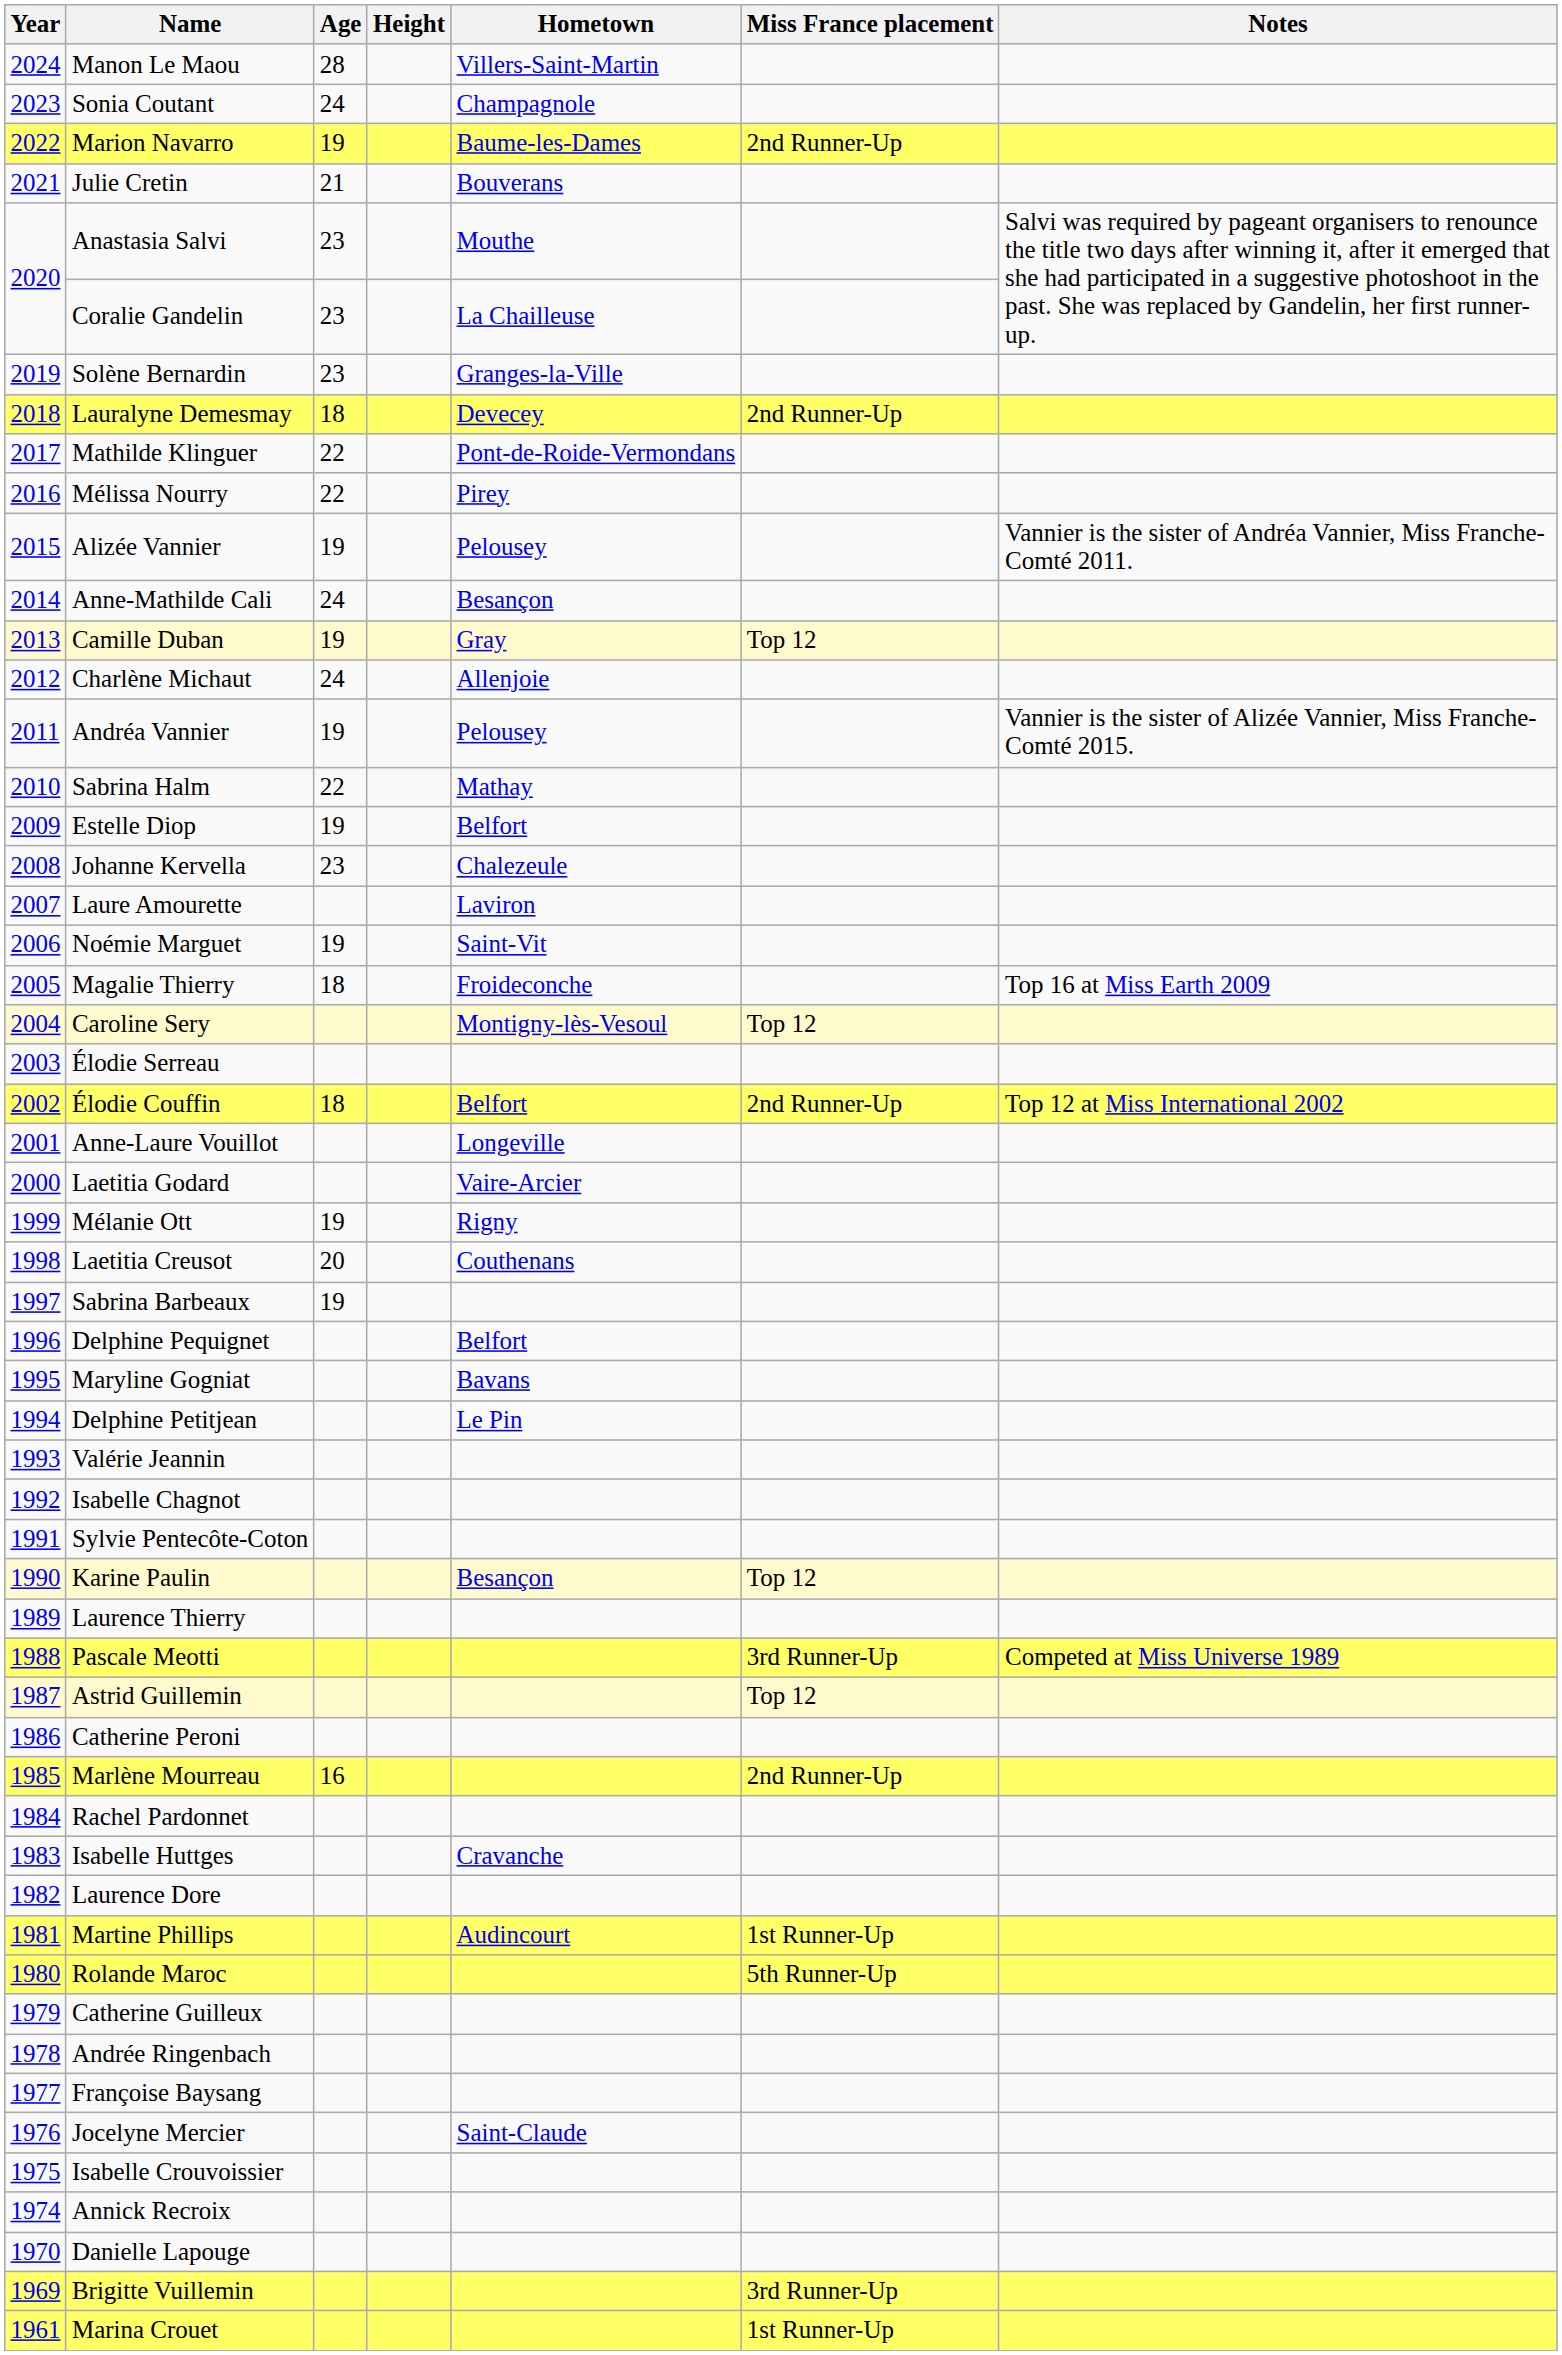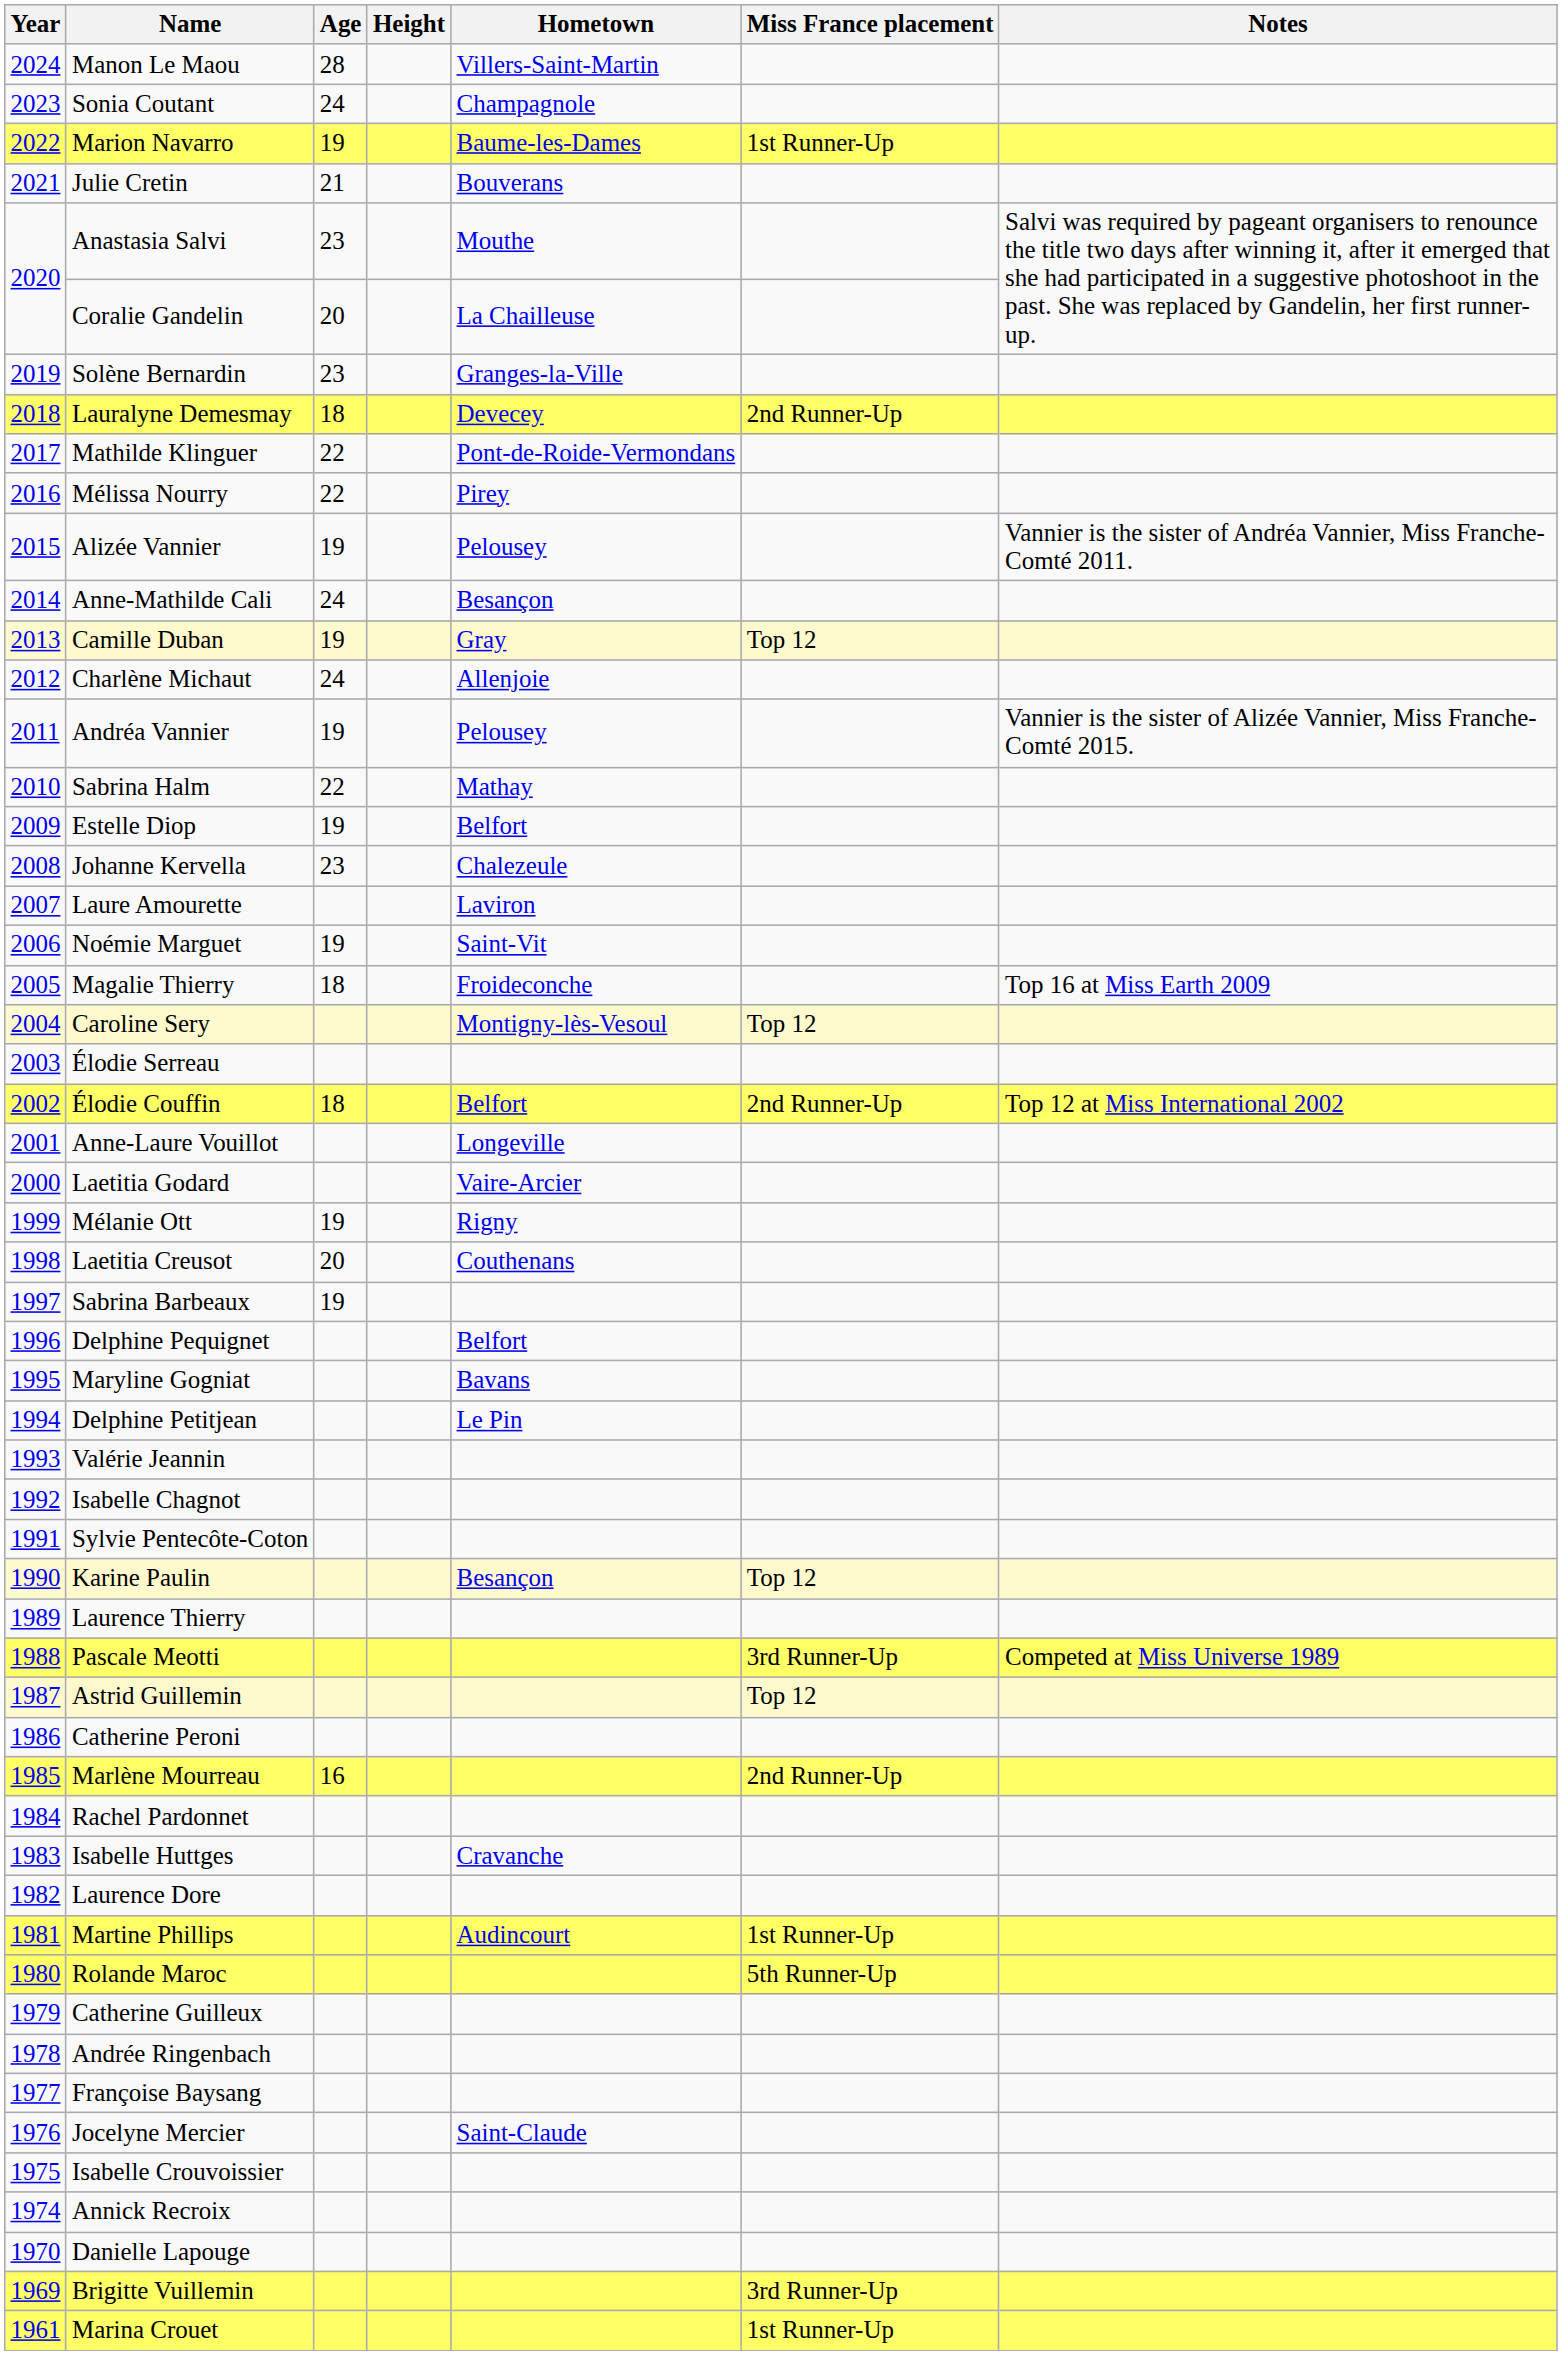(824, 143) 2nd Runner-Up -> (820, 143) 1st Runner-Up
(332, 316) 23 -> (332, 316) 20
